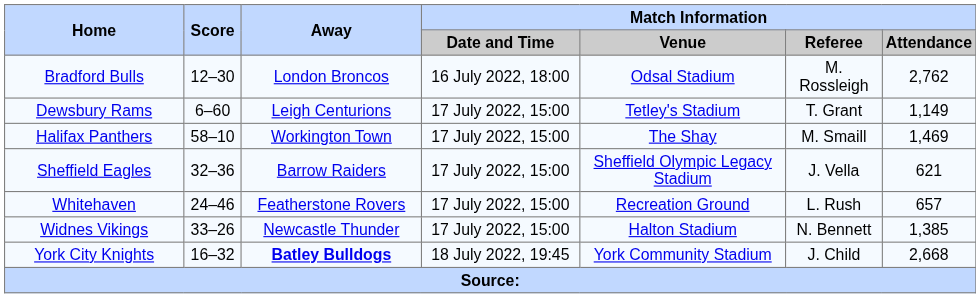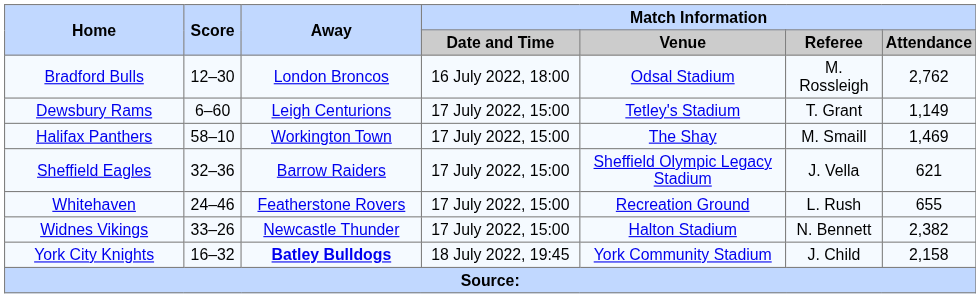(929, 204) 657 -> (929, 204) 655
(929, 230) 1,385 -> (929, 230) 2,382
(929, 255) 2,668 -> (929, 255) 2,158
